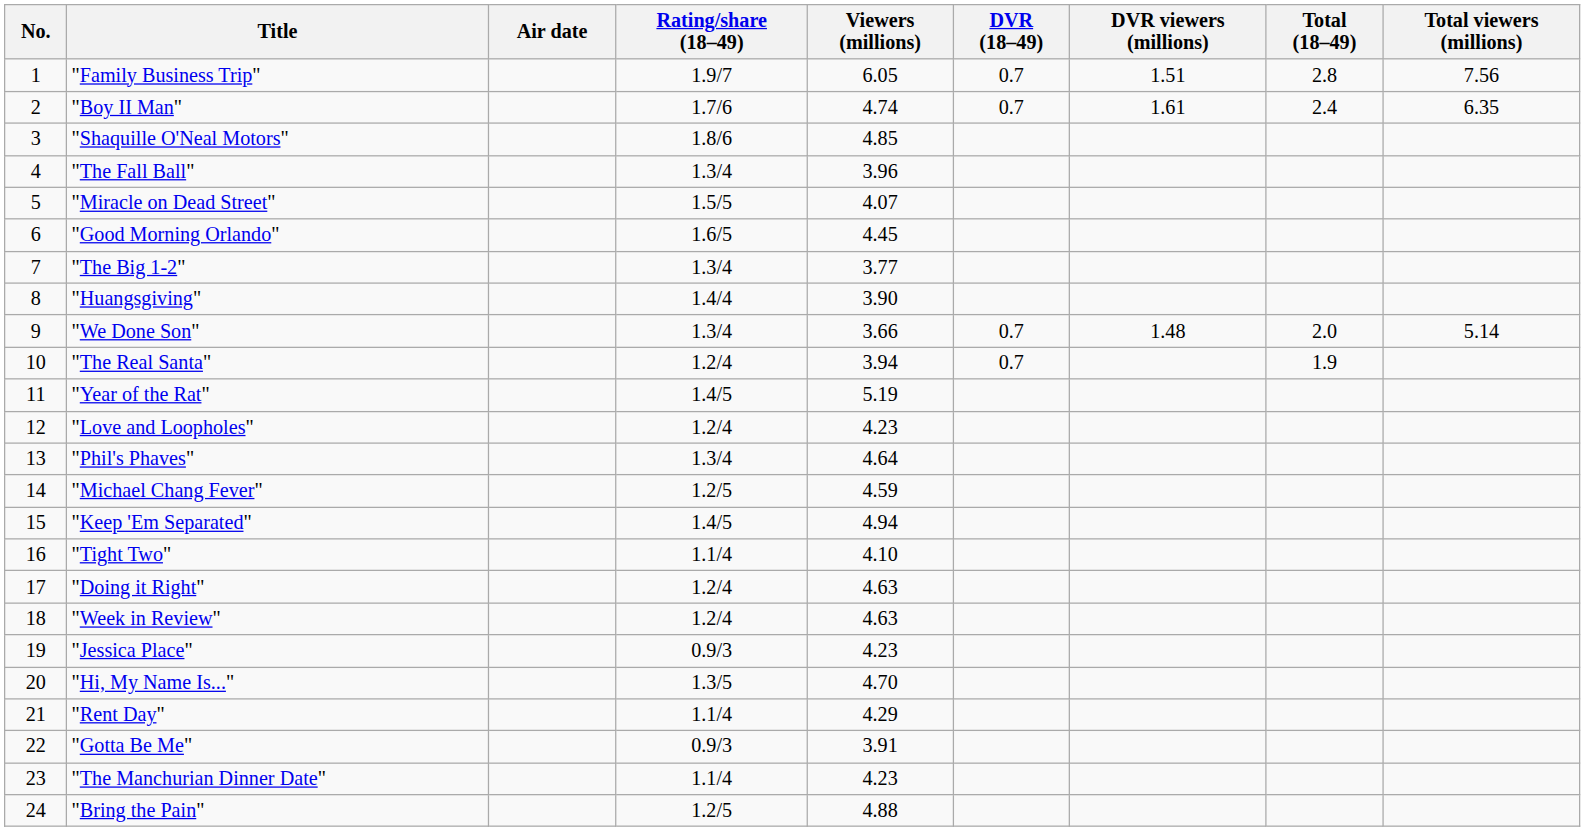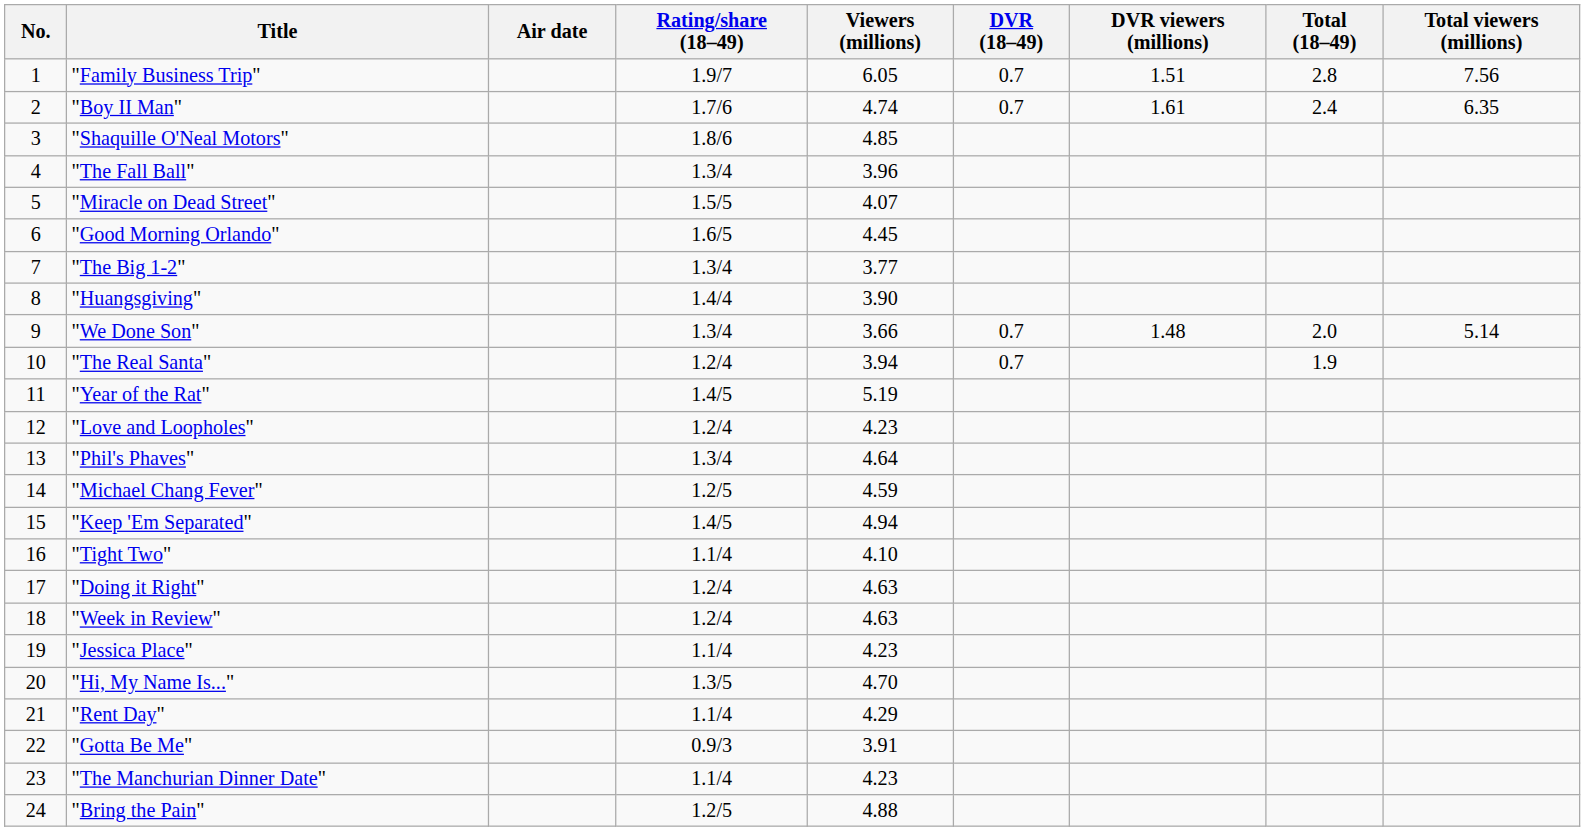(712, 650) 0.9/3 -> (712, 650) 1.1/4
